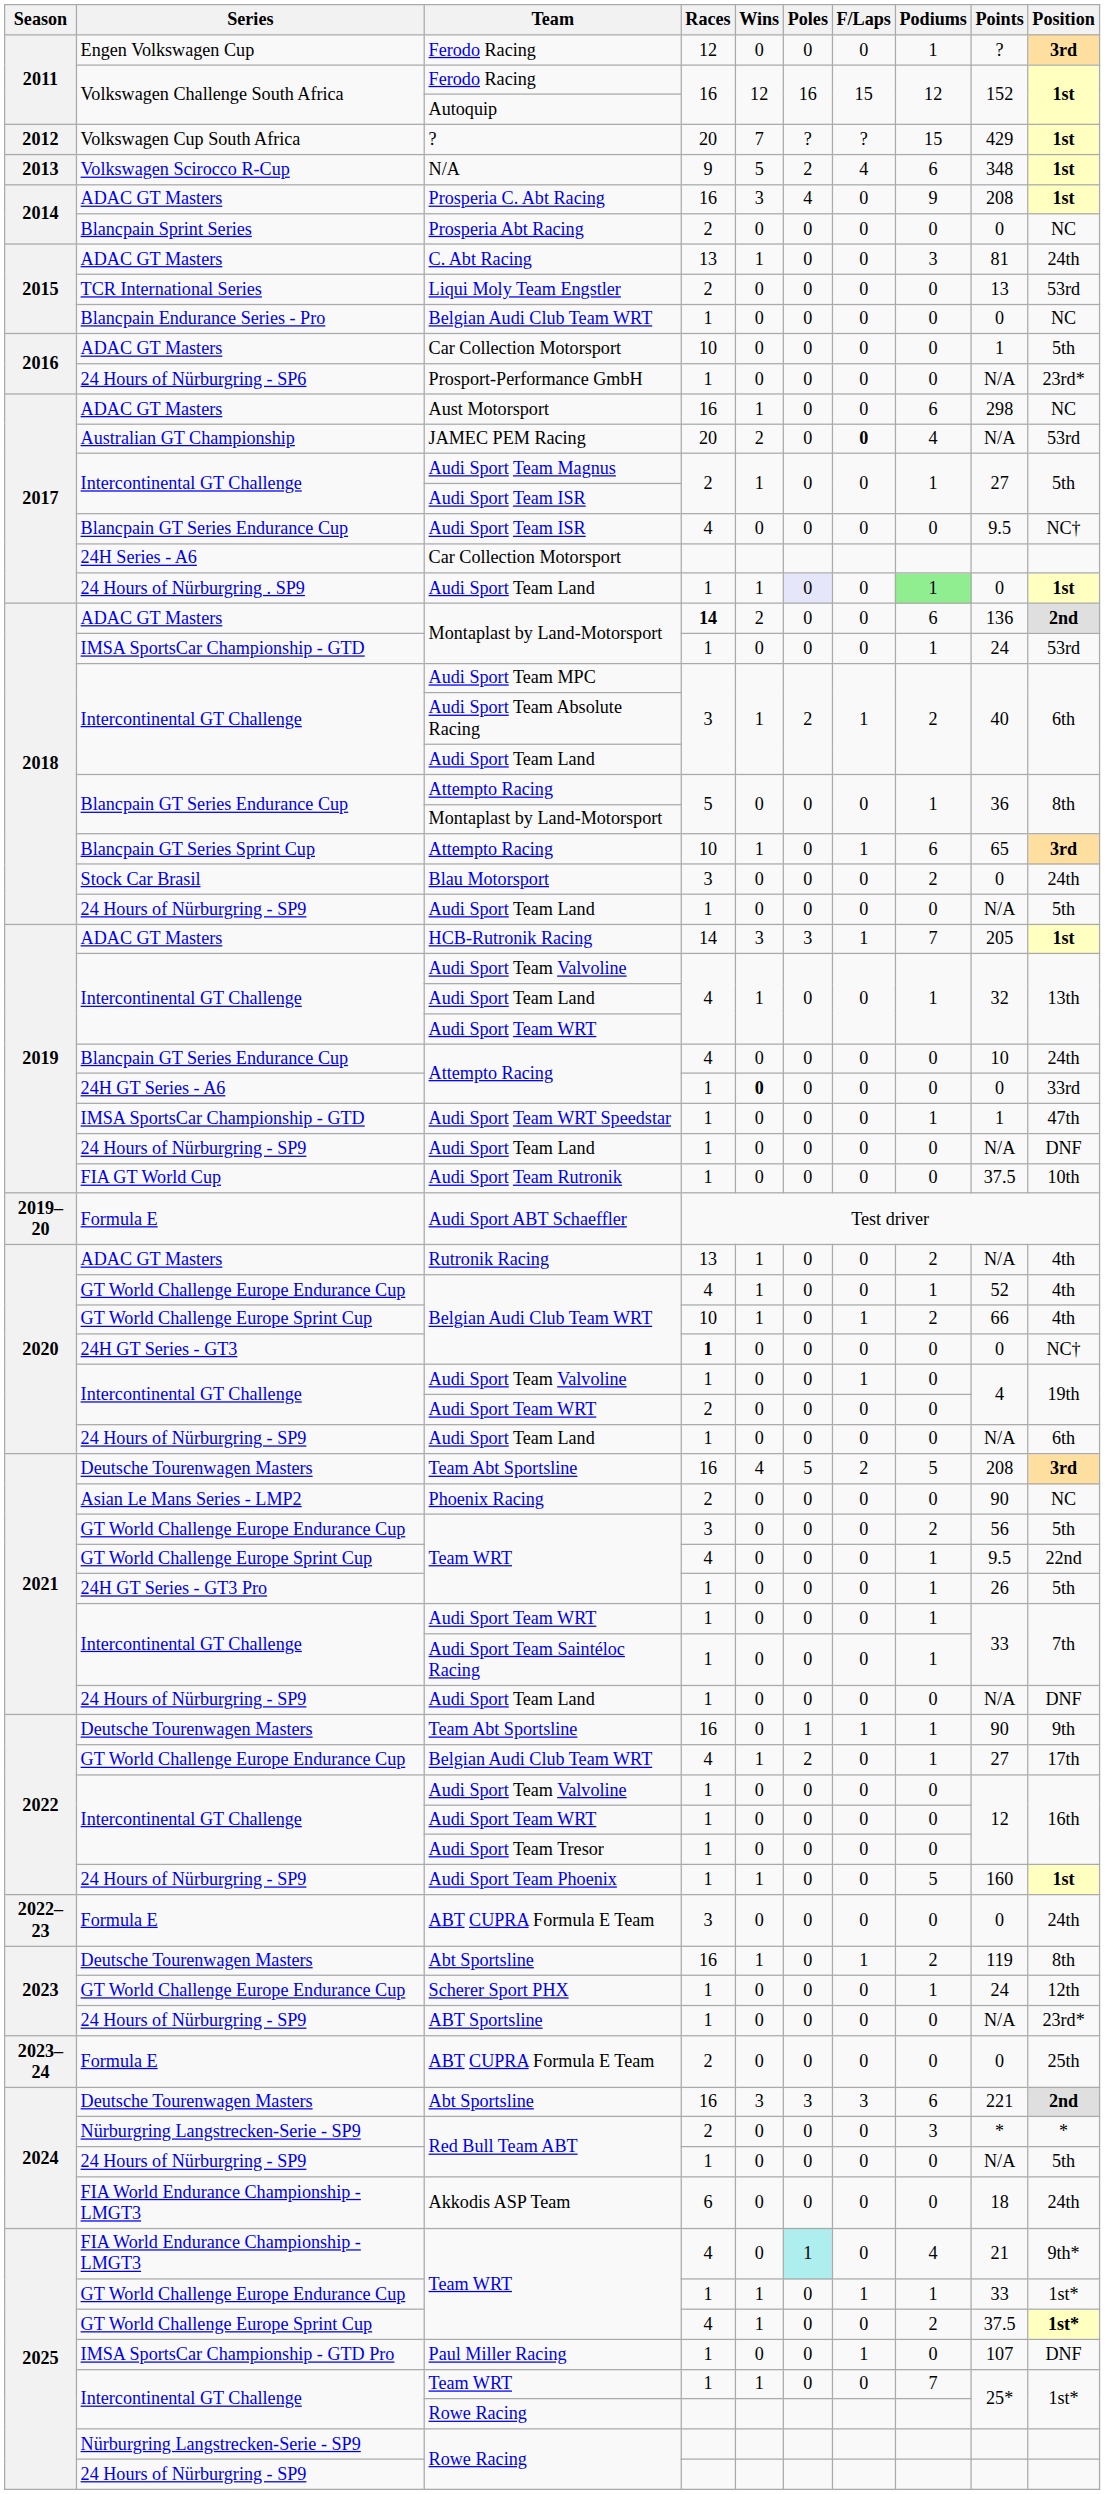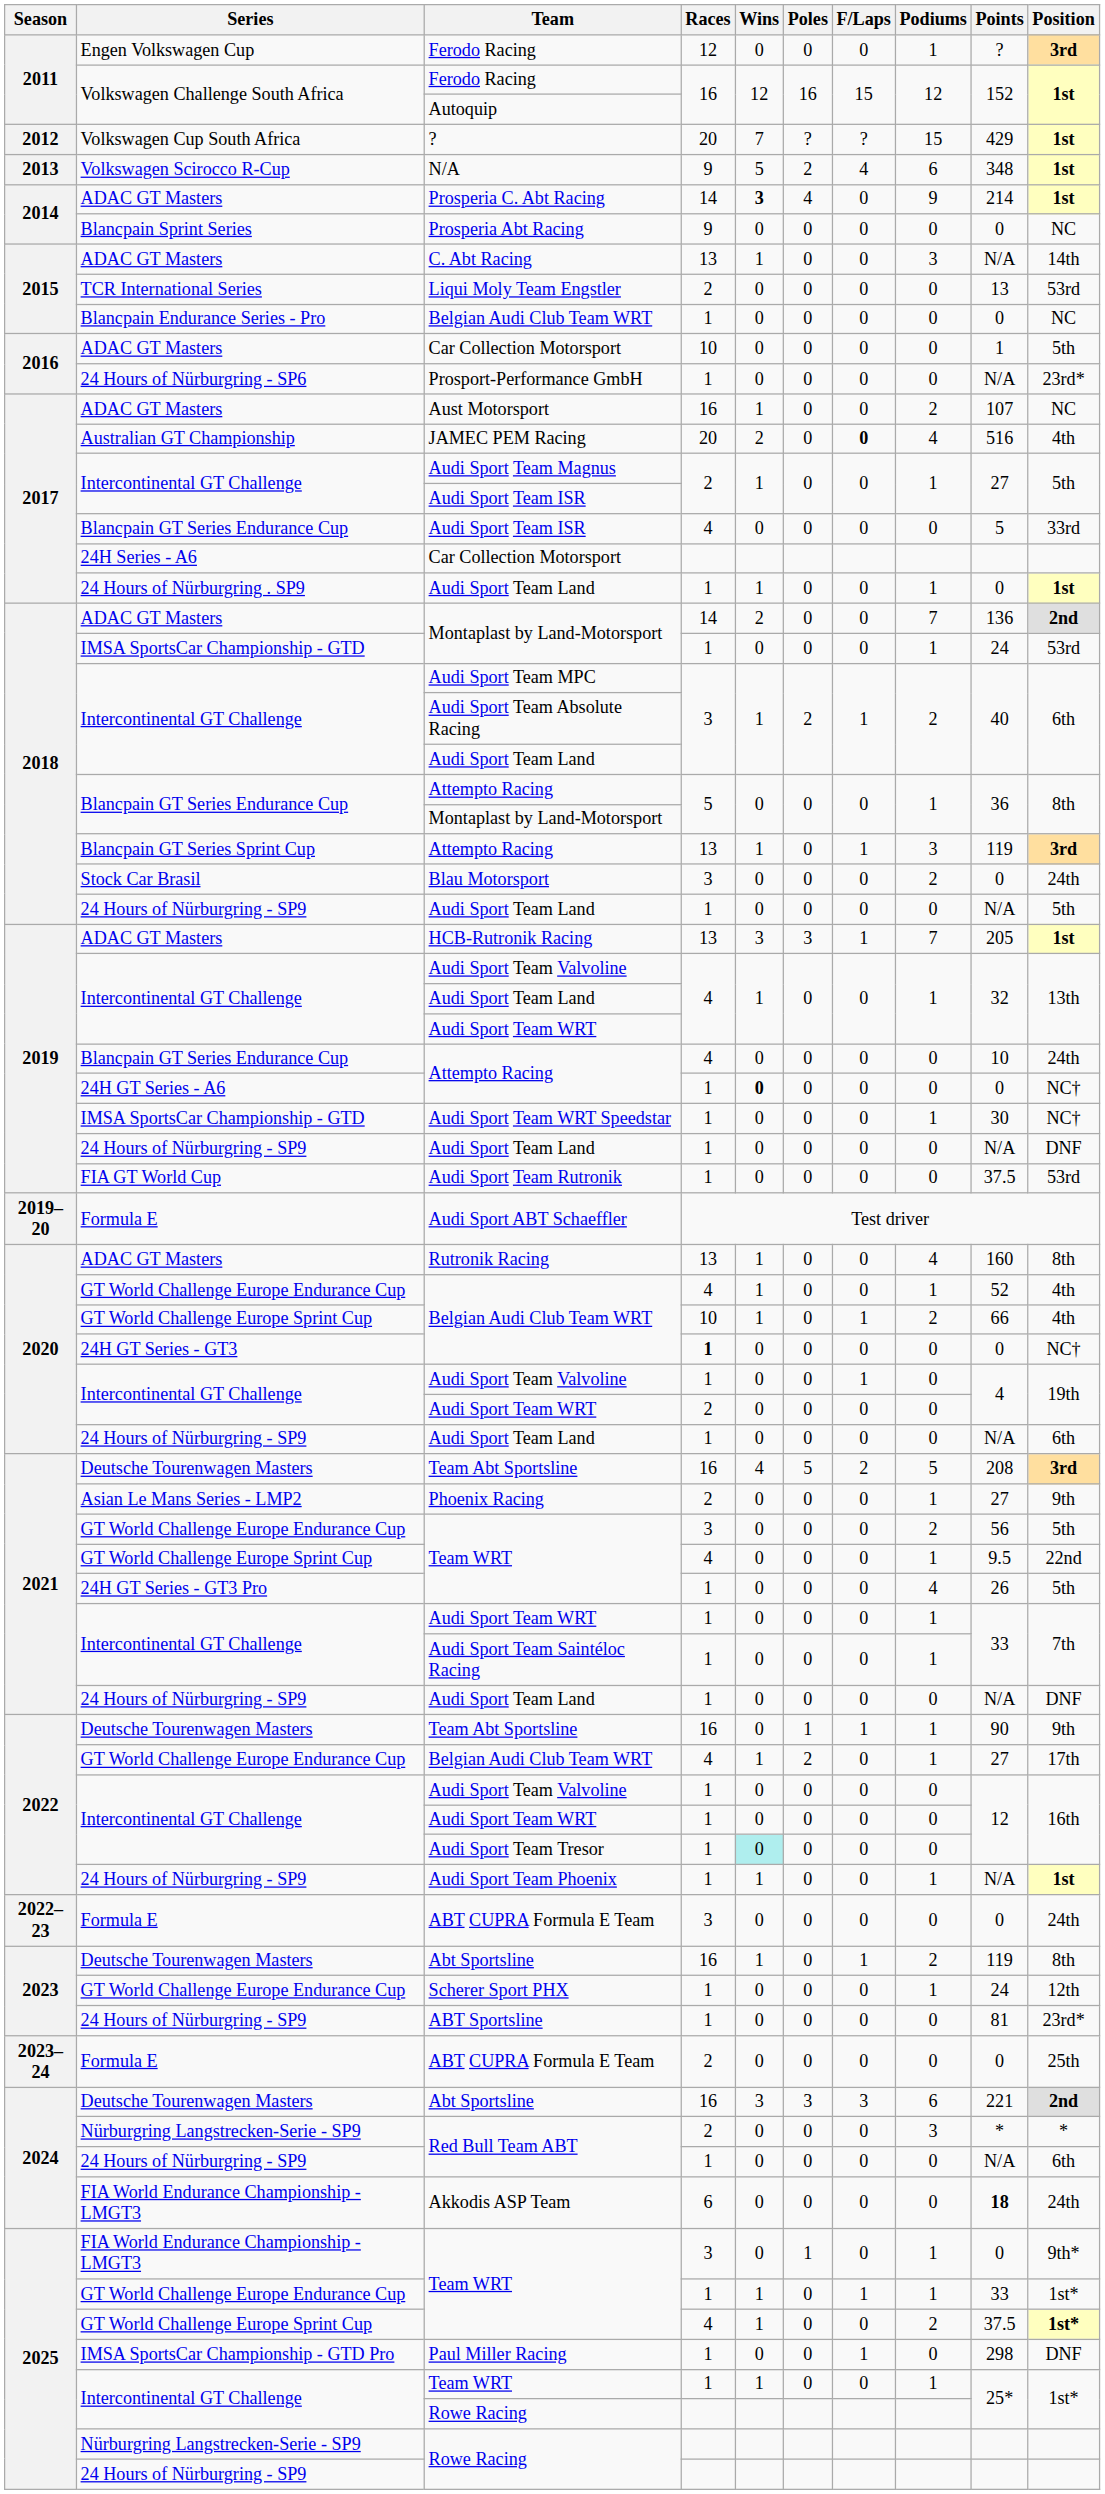(708, 199) 16 -> (708, 199) 14
(759, 199) normal -> (759, 199) bold
(1000, 199) 208 -> (1000, 199) 214
(708, 229) 2 -> (708, 229) 9
(1000, 259) 81 -> (1000, 259) N/A
(1064, 259) 24th -> (1064, 259) 14th
(933, 408) 6 -> (933, 408) 2
(1000, 408) 298 -> (1000, 408) 107
(1000, 438) N/A -> (1000, 438) 516
(1064, 438) 53rd -> (1064, 438) 4th
(1000, 528) 9.5 -> (1000, 528) 5
(1064, 528) NC† -> (1064, 528) 33rd
(808, 588) lavender background -> (808, 588) no background
(933, 588) lightgreen background -> (933, 588) no background
(708, 618) bold -> (708, 618) normal
(933, 618) 6 -> (933, 618) 7
(708, 849) 10 -> (708, 849) 13
(933, 849) 6 -> (933, 849) 3
(1000, 849) 65 -> (1000, 849) 119
(708, 939) 14 -> (708, 939) 13
(1064, 1088) 33rd -> (1064, 1088) NC†
(1000, 1118) 1 -> (1000, 1118) 30
(1064, 1118) 47th -> (1064, 1118) NC†
(1064, 1178) 10th -> (1064, 1178) 53rd
(933, 1259) 2 -> (933, 1259) 4
(1000, 1259) N/A -> (1000, 1259) 160
(1064, 1259) 4th -> (1064, 1259) 8th
(933, 1499) 0 -> (933, 1499) 1
(1000, 1499) 90 -> (1000, 1499) 27
(1064, 1499) NC -> (1064, 1499) 9th
(933, 1588) 1 -> (933, 1588) 4
(759, 1849) no background -> (759, 1849) paleturquoise background
(933, 1879) 5 -> (933, 1879) 1
(1000, 1879) 160 -> (1000, 1879) N/A
(1000, 2020) N/A -> (1000, 2020) 81
(1064, 2161) 5th -> (1064, 2161) 6th
(1000, 2202) normal -> (1000, 2202) bold
(708, 2253) 4 -> (708, 2253) 3
(808, 2253) paleturquoise background -> (808, 2253) no background
(933, 2253) 4 -> (933, 2253) 1
(1000, 2253) 21 -> (1000, 2253) 0
(1000, 2354) 107 -> (1000, 2354) 298
(933, 2384) 7 -> (933, 2384) 1
